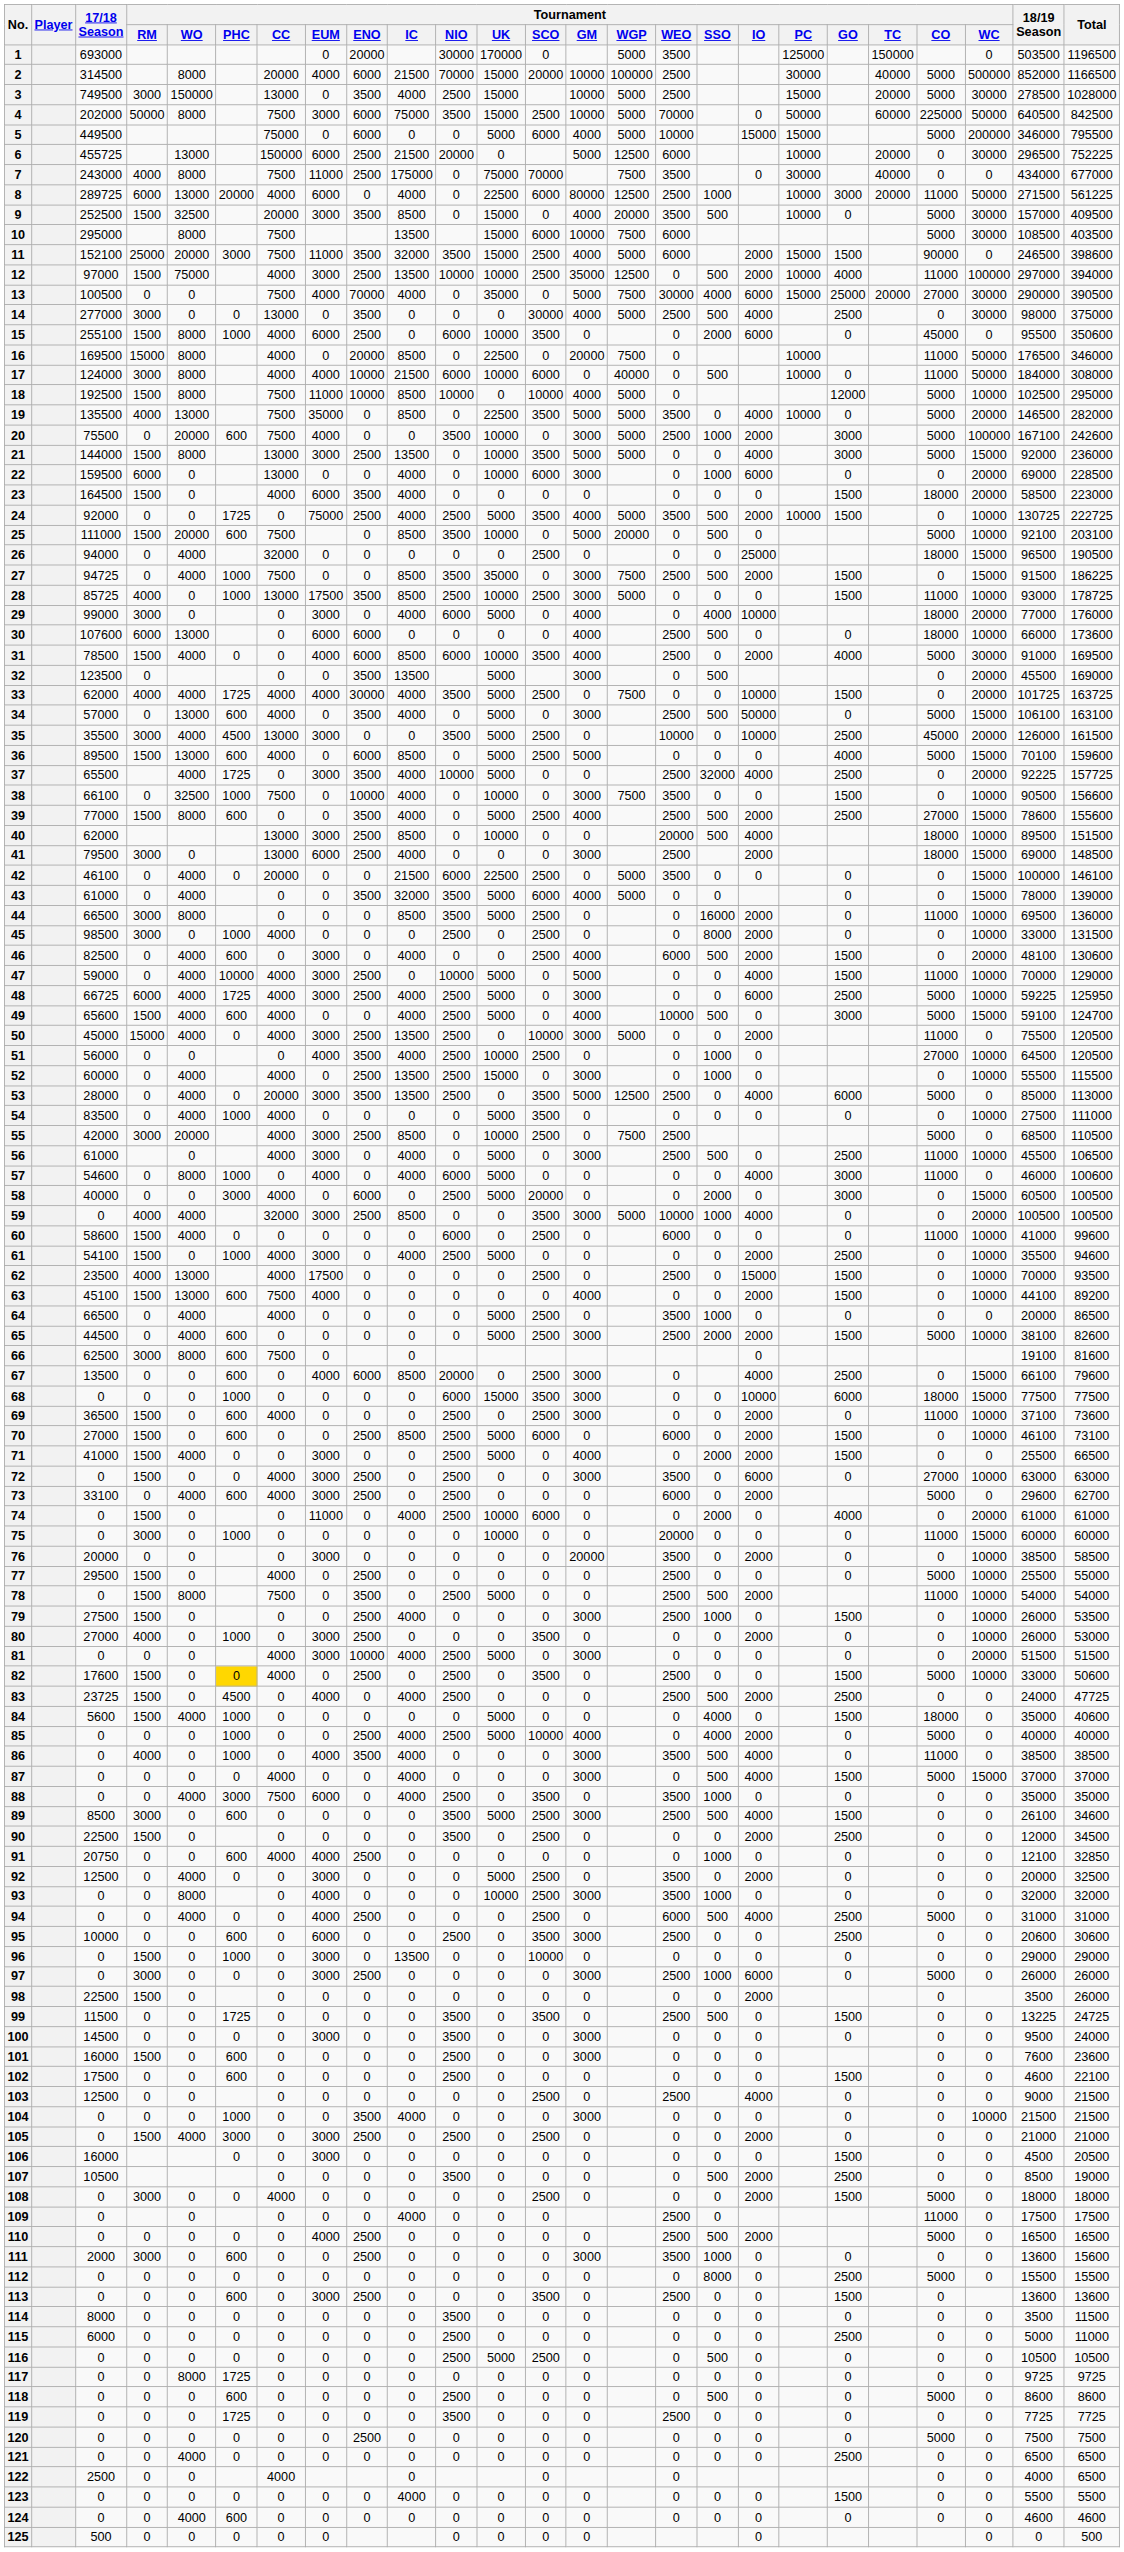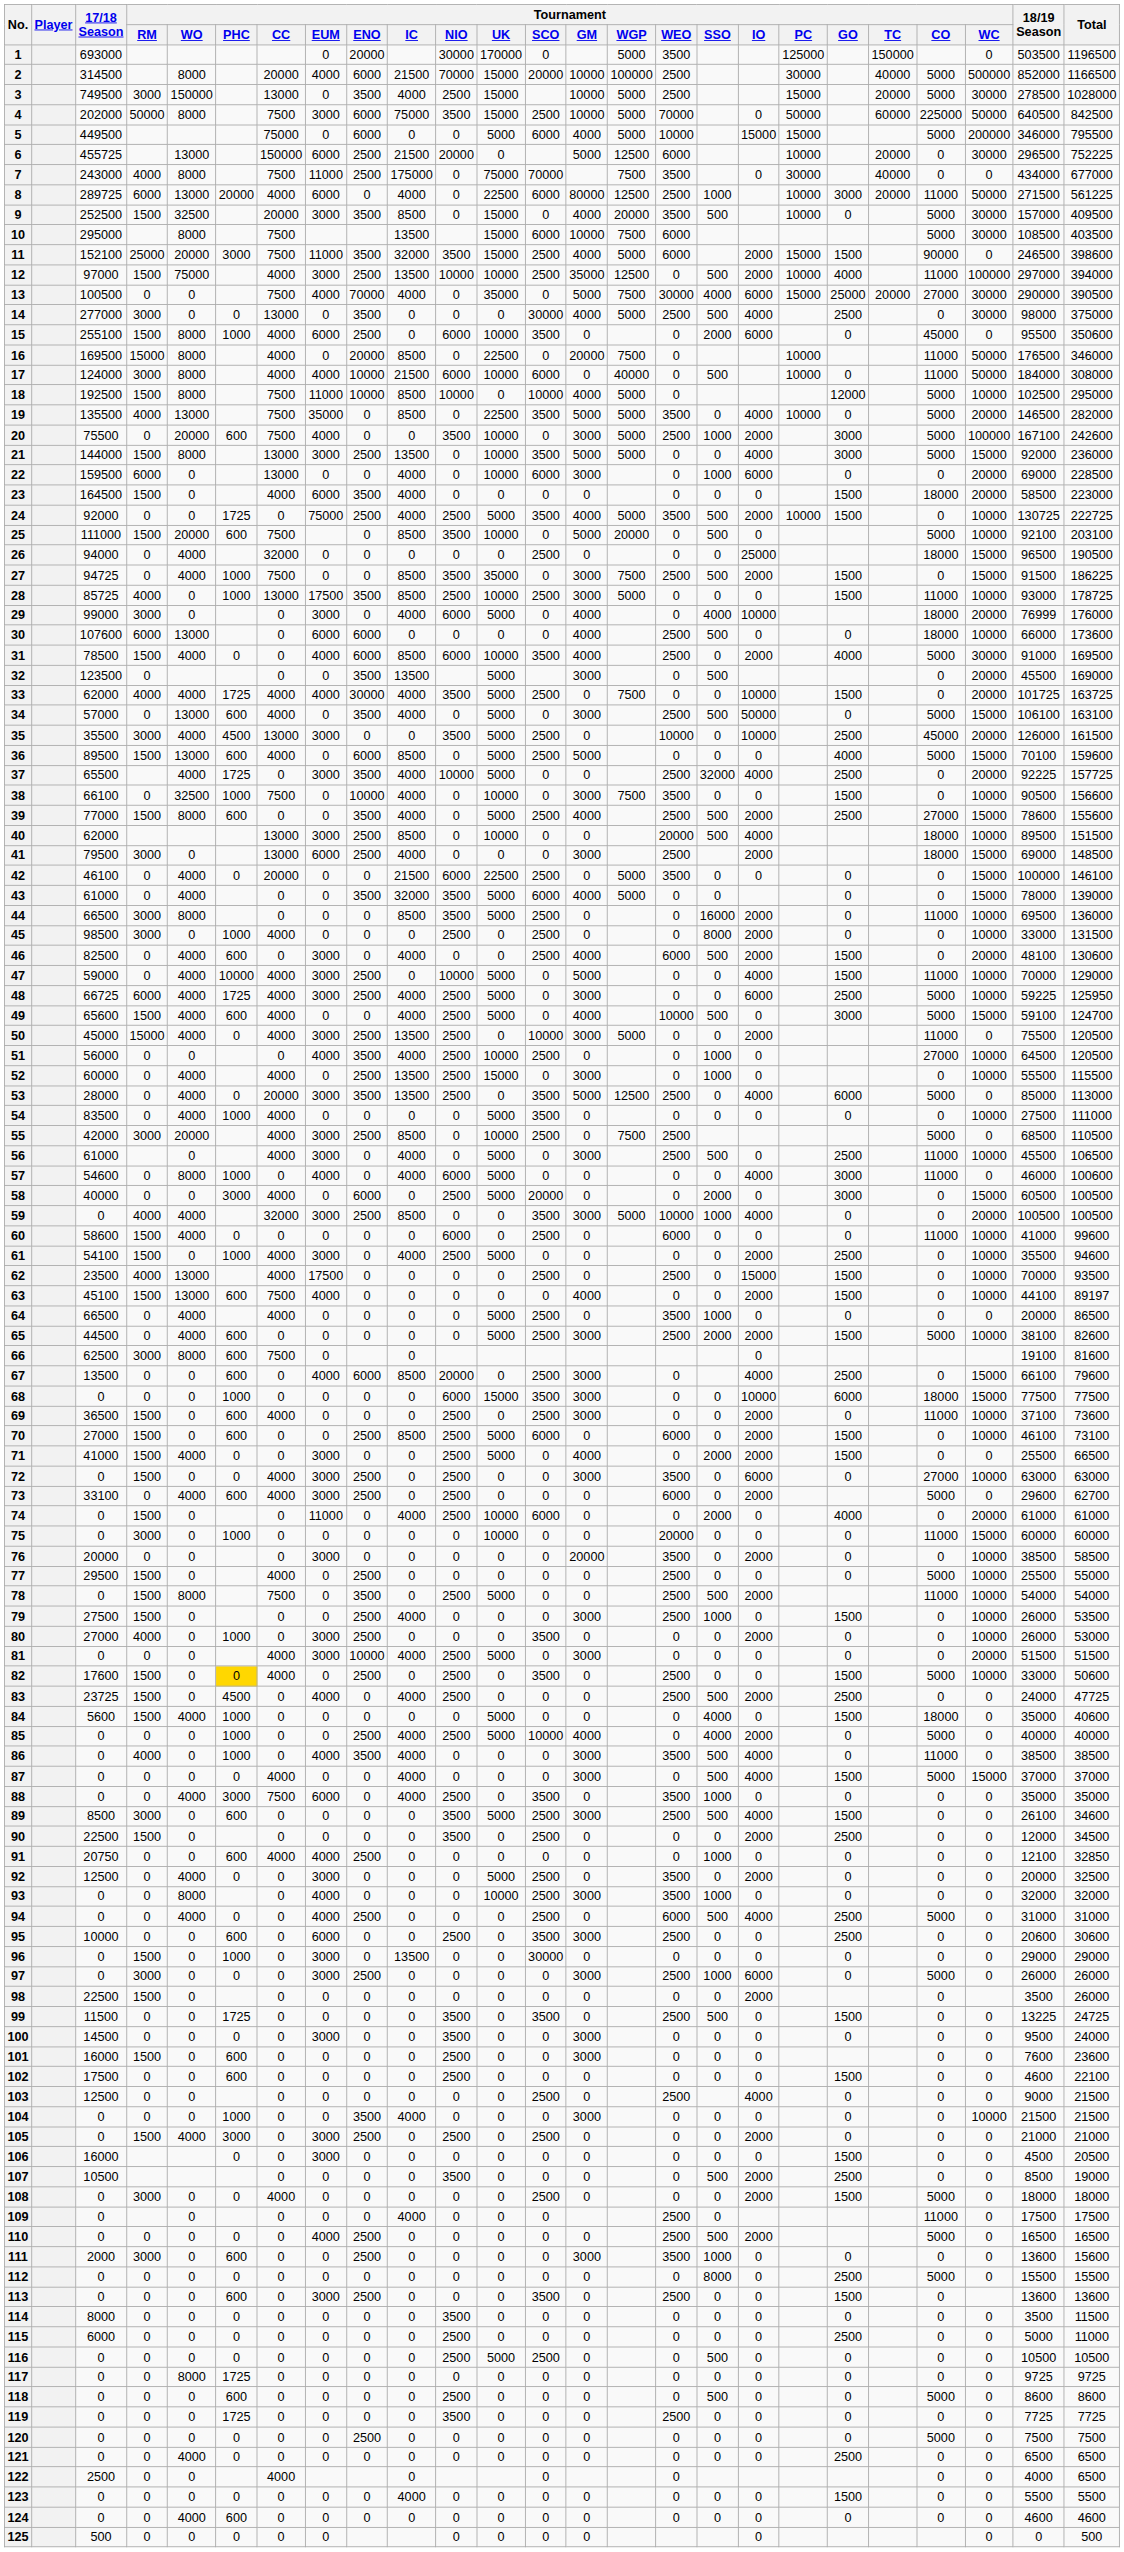(1039, 615) 77000 -> (1039, 615) 76999
(1092, 1296) 89200 -> (1092, 1296) 89197
(546, 1957) 10000 -> (546, 1957) 30000
